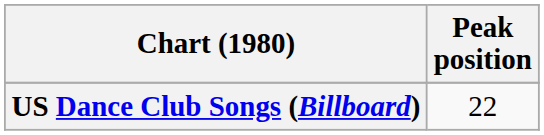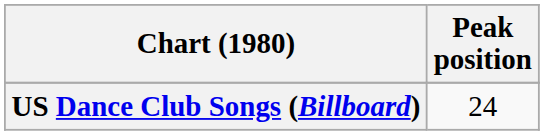(483, 105) 22 -> (483, 105) 24
